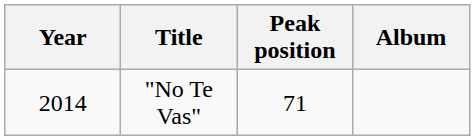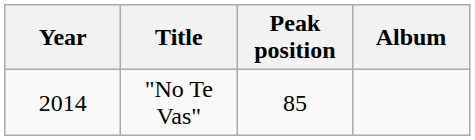(295, 102) 71 -> (295, 102) 85
